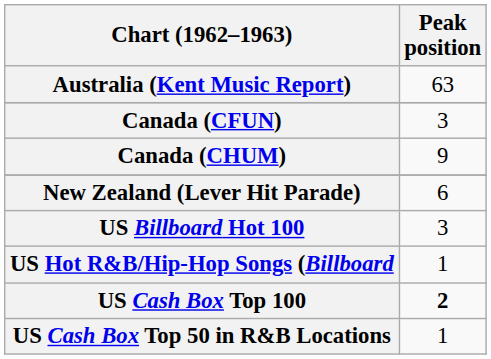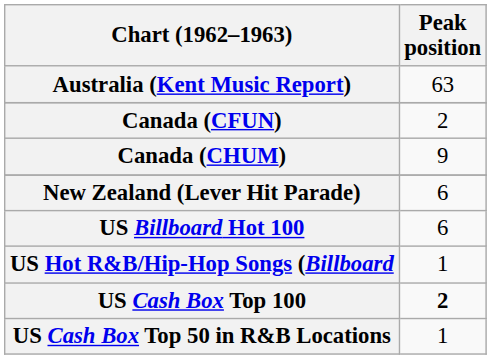(443, 120) 3 -> (443, 120) 2
(443, 228) 3 -> (443, 228) 6
